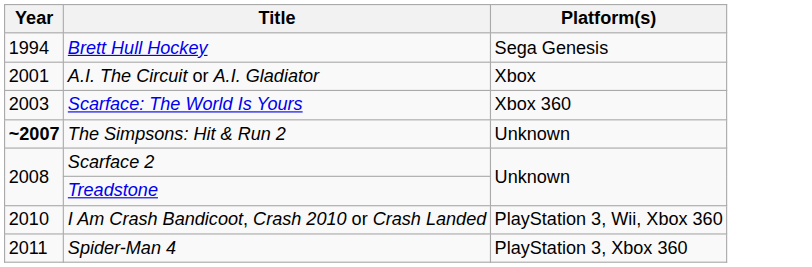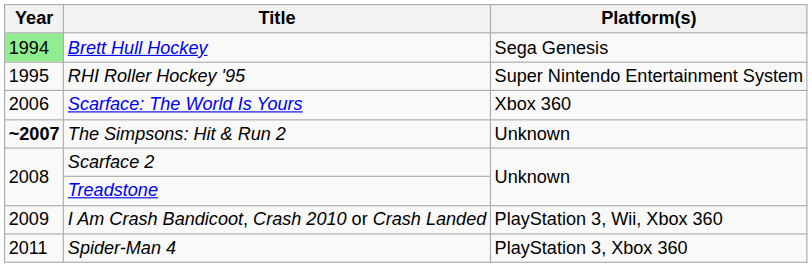(29, 47) no background -> (29, 47) lightgreen background
+ row: (156, 76)
- row: (193, 76)
(29, 104) 2003 -> (29, 104) 2006
(29, 219) 2010 -> (29, 219) 2009
